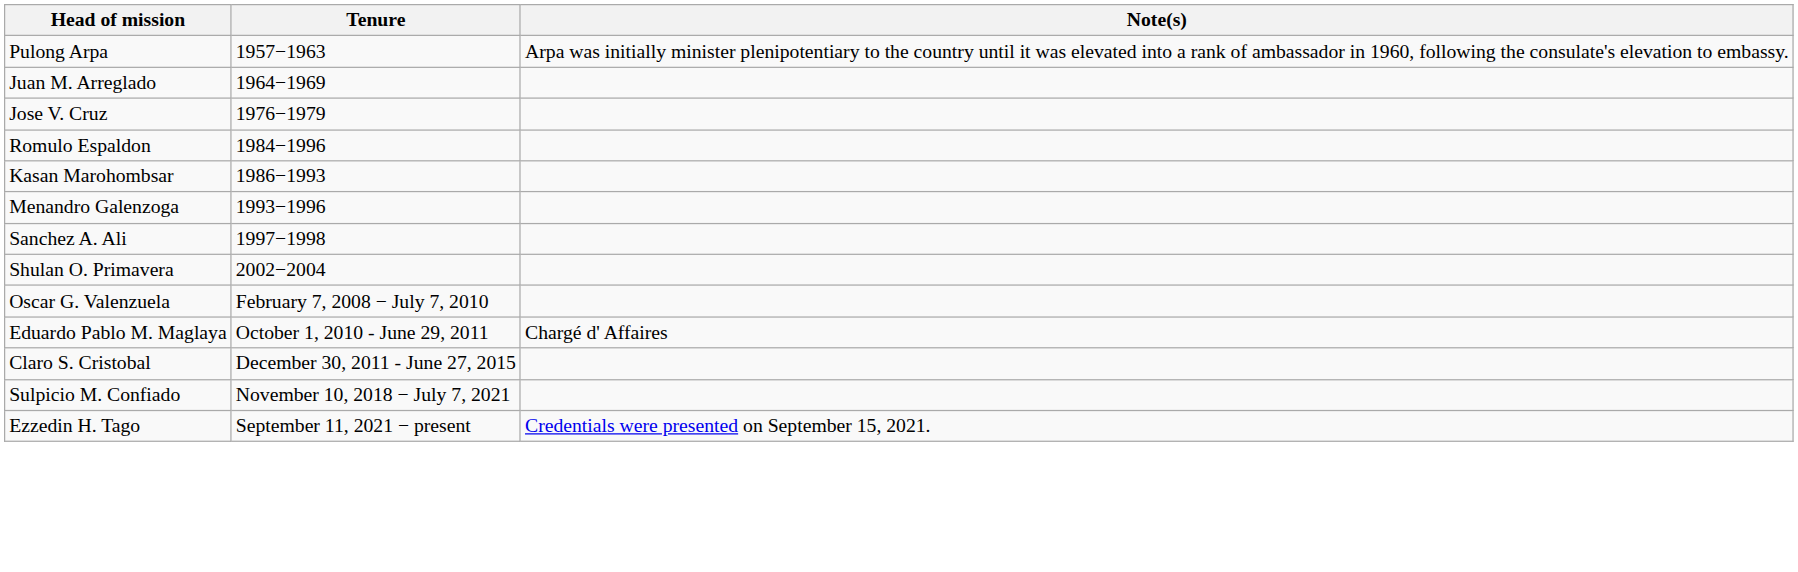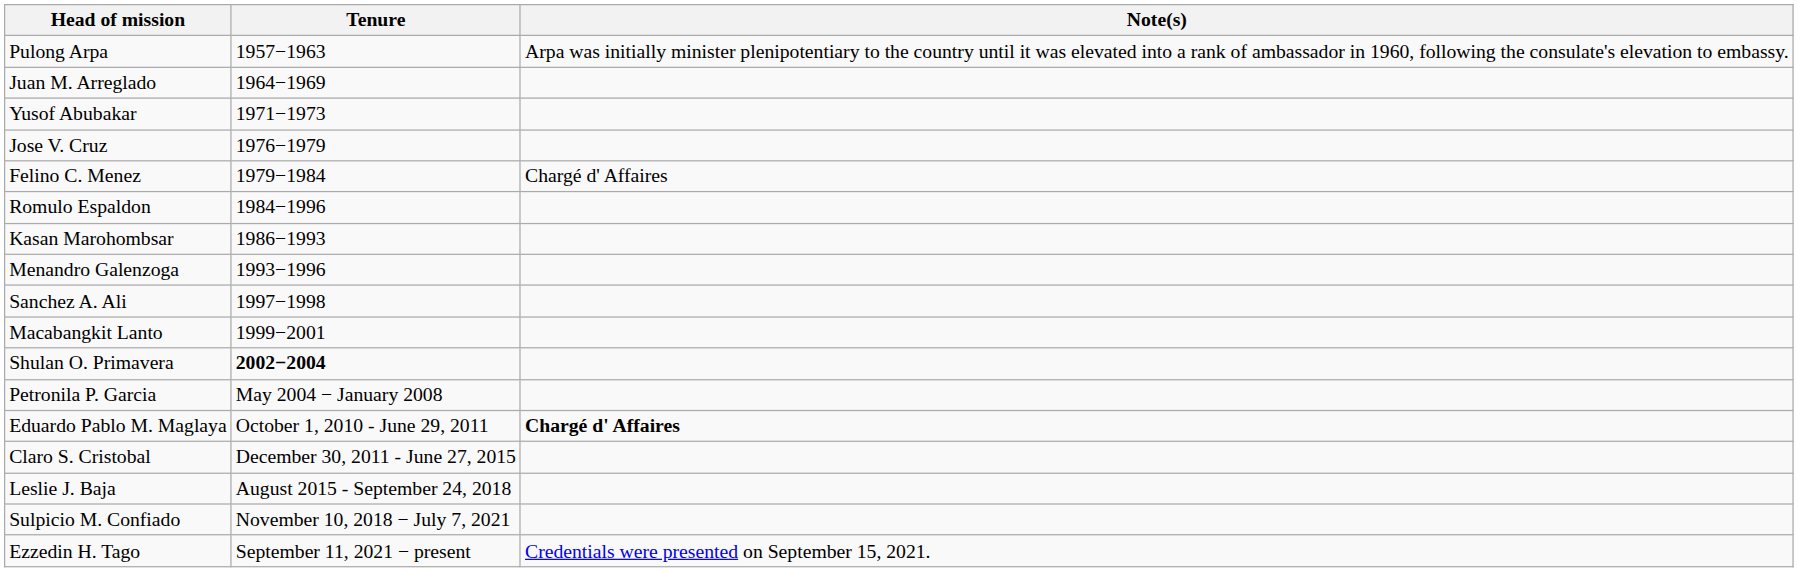+ row: (73, 113)
+ row: (75, 176)
+ row: (86, 332)
(281, 269) normal -> (281, 363) bold
+ row: (83, 394)
- row: (90, 301)
(596, 332) normal -> (602, 425) bold
+ row: (62, 488)
